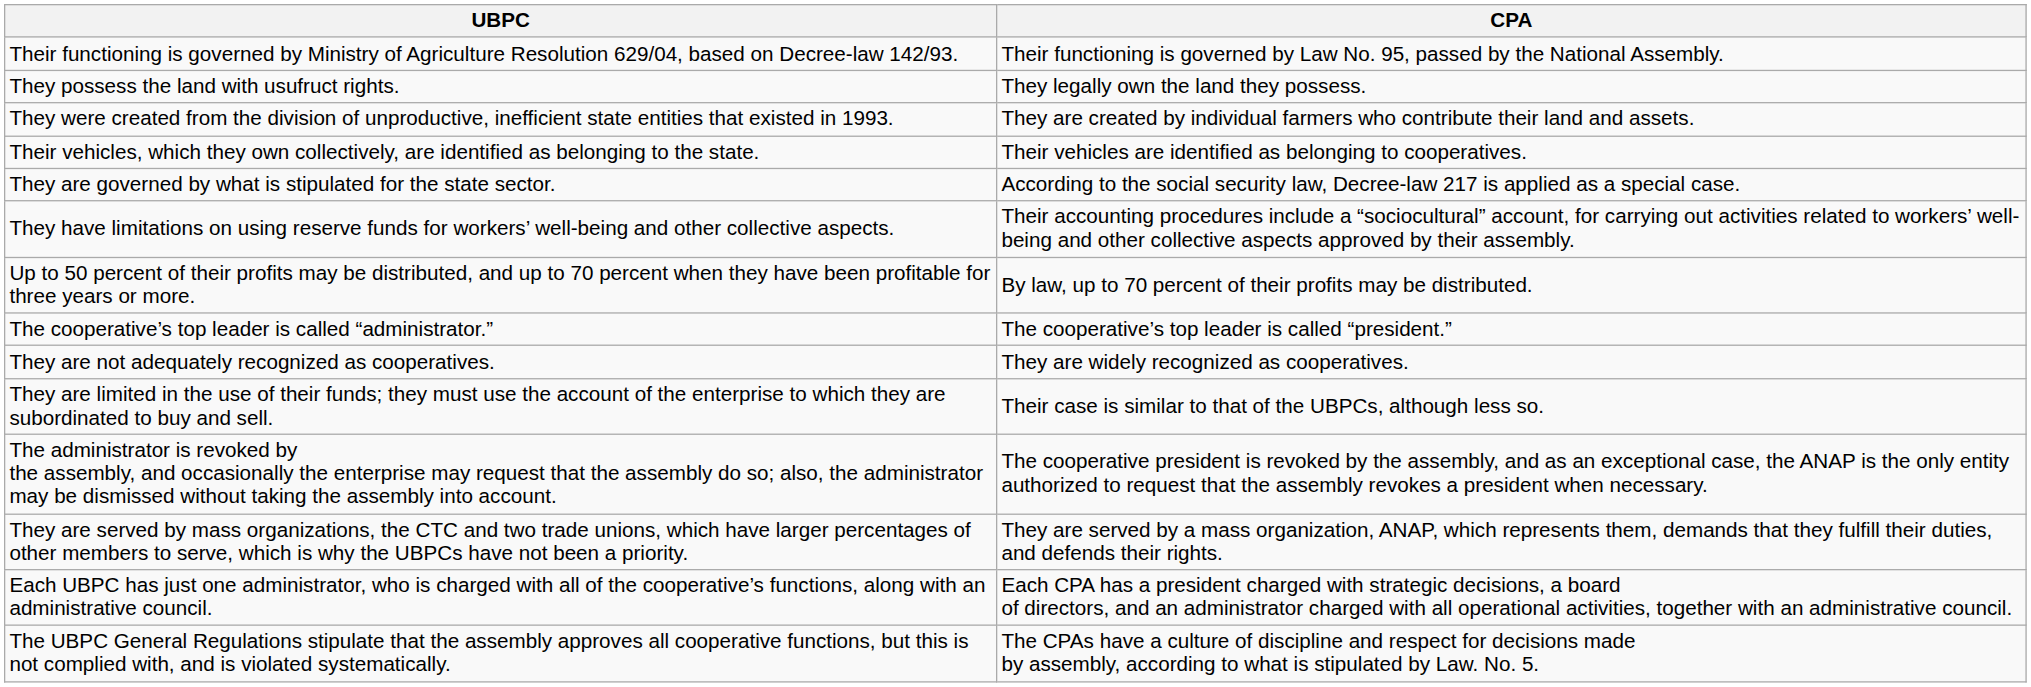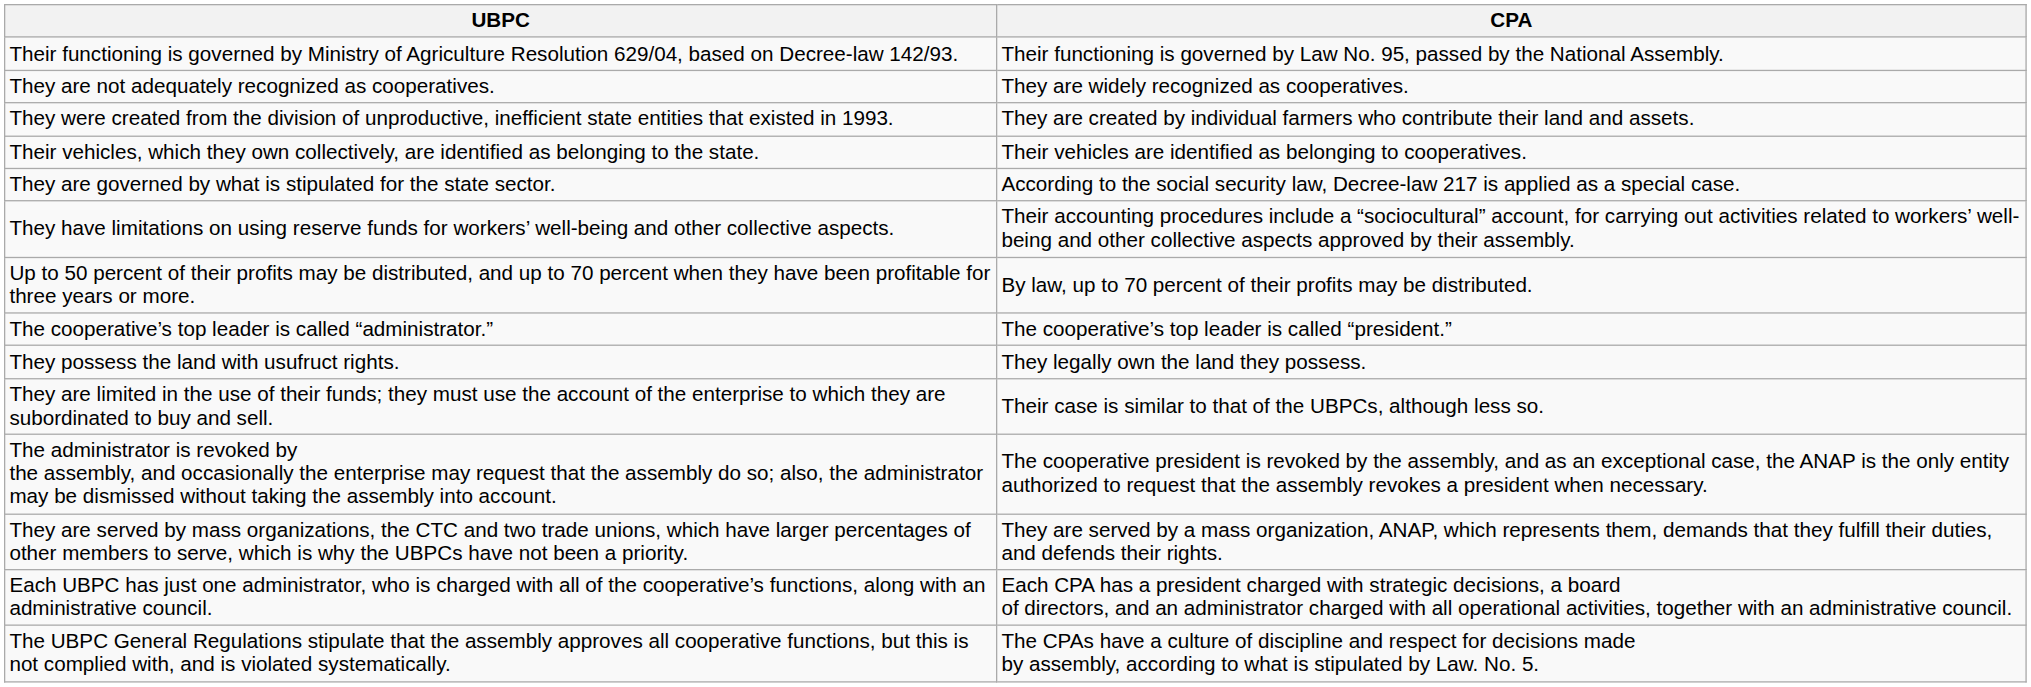rows swapped: (204, 86) <-> (252, 361)
